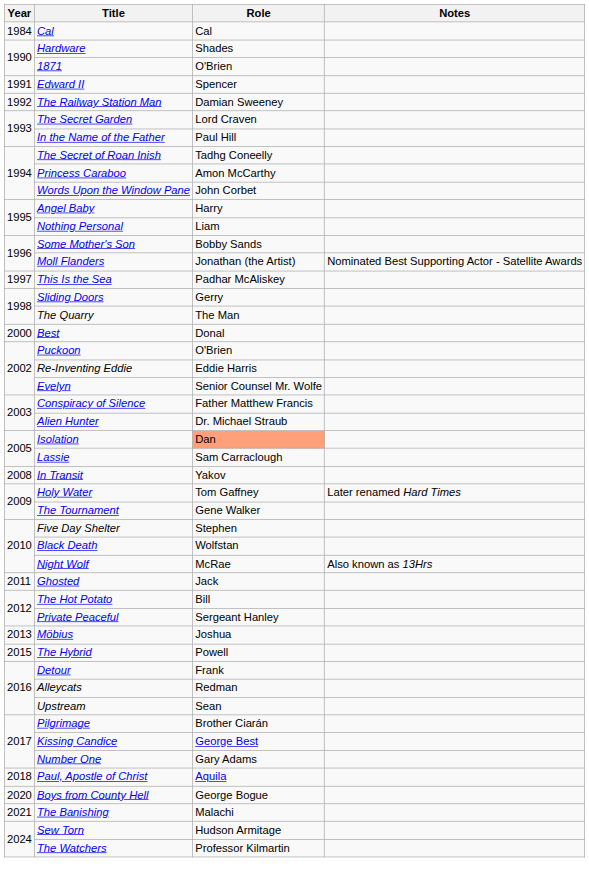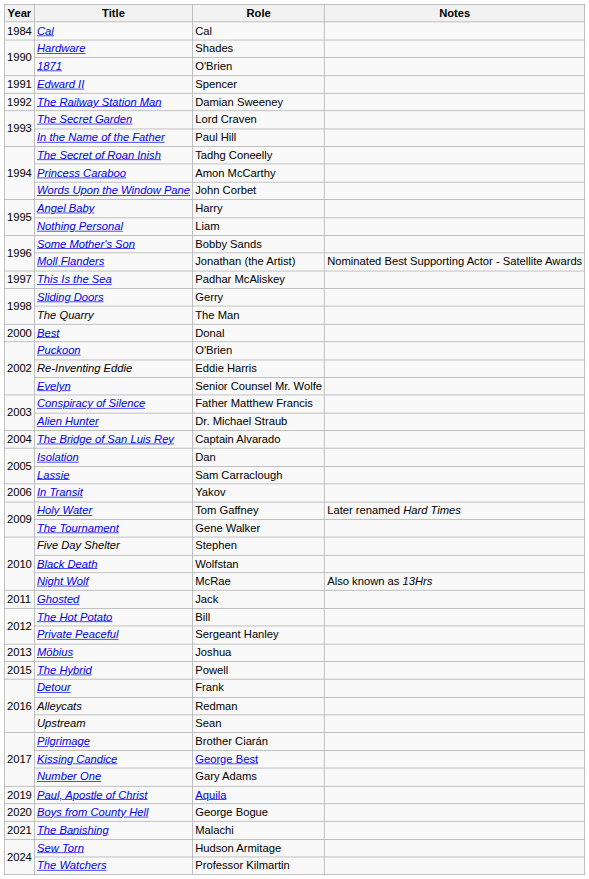+ row: (105, 439)
(205, 439) lightsalmon background -> (205, 457) no background
(19, 475) 2008 -> (19, 492) 2006
(19, 777) 2018 -> (19, 794) 2019
